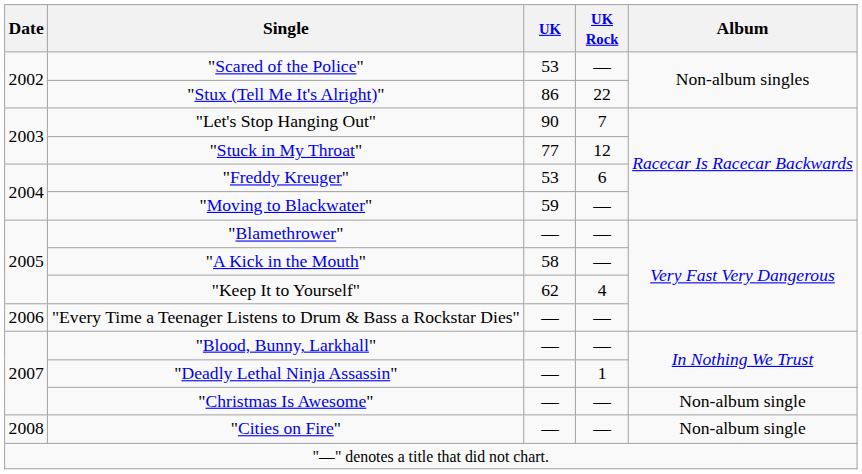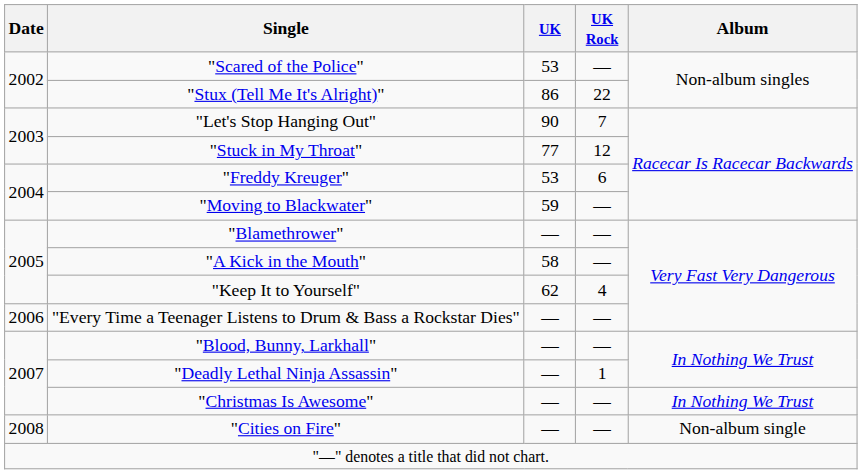(743, 401) Non-album single -> (743, 401) In Nothing We Trust
